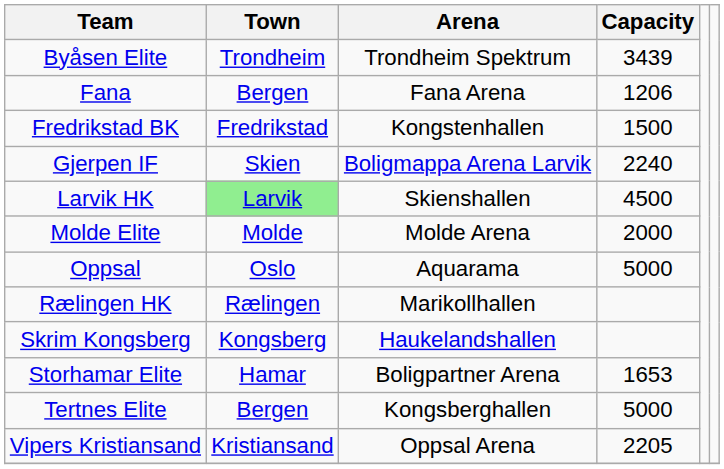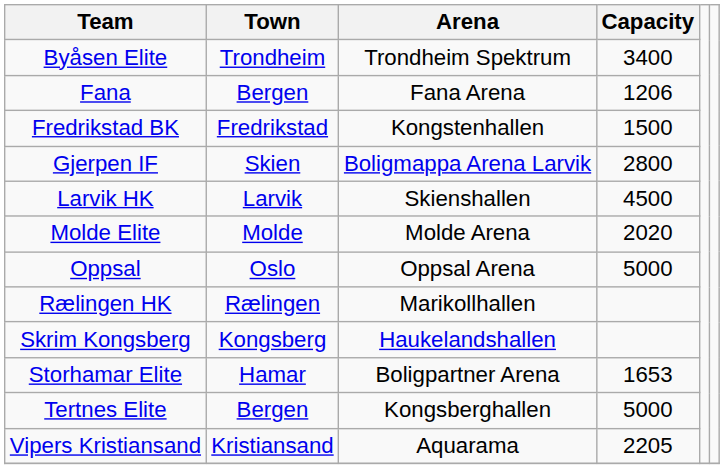(648, 57) 3439 -> (648, 57) 3400
(648, 163) 2240 -> (648, 163) 2800
(272, 198) lightgreen background -> (272, 198) no background
(648, 233) 2000 -> (648, 233) 2020
(468, 269) Aquarama -> (468, 269) Oppsal Arena
(468, 445) Oppsal Arena -> (468, 445) Aquarama
